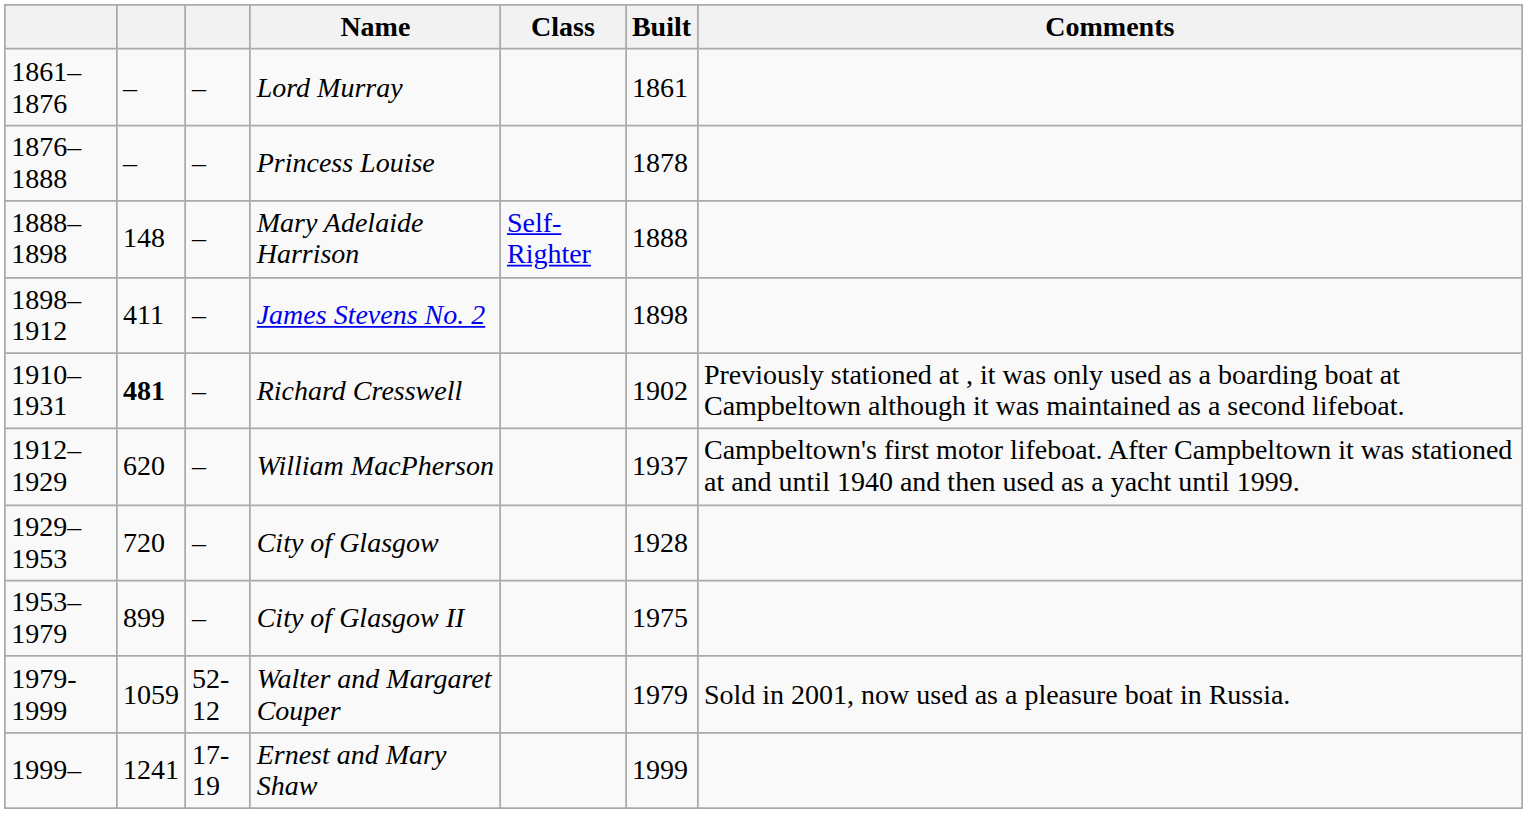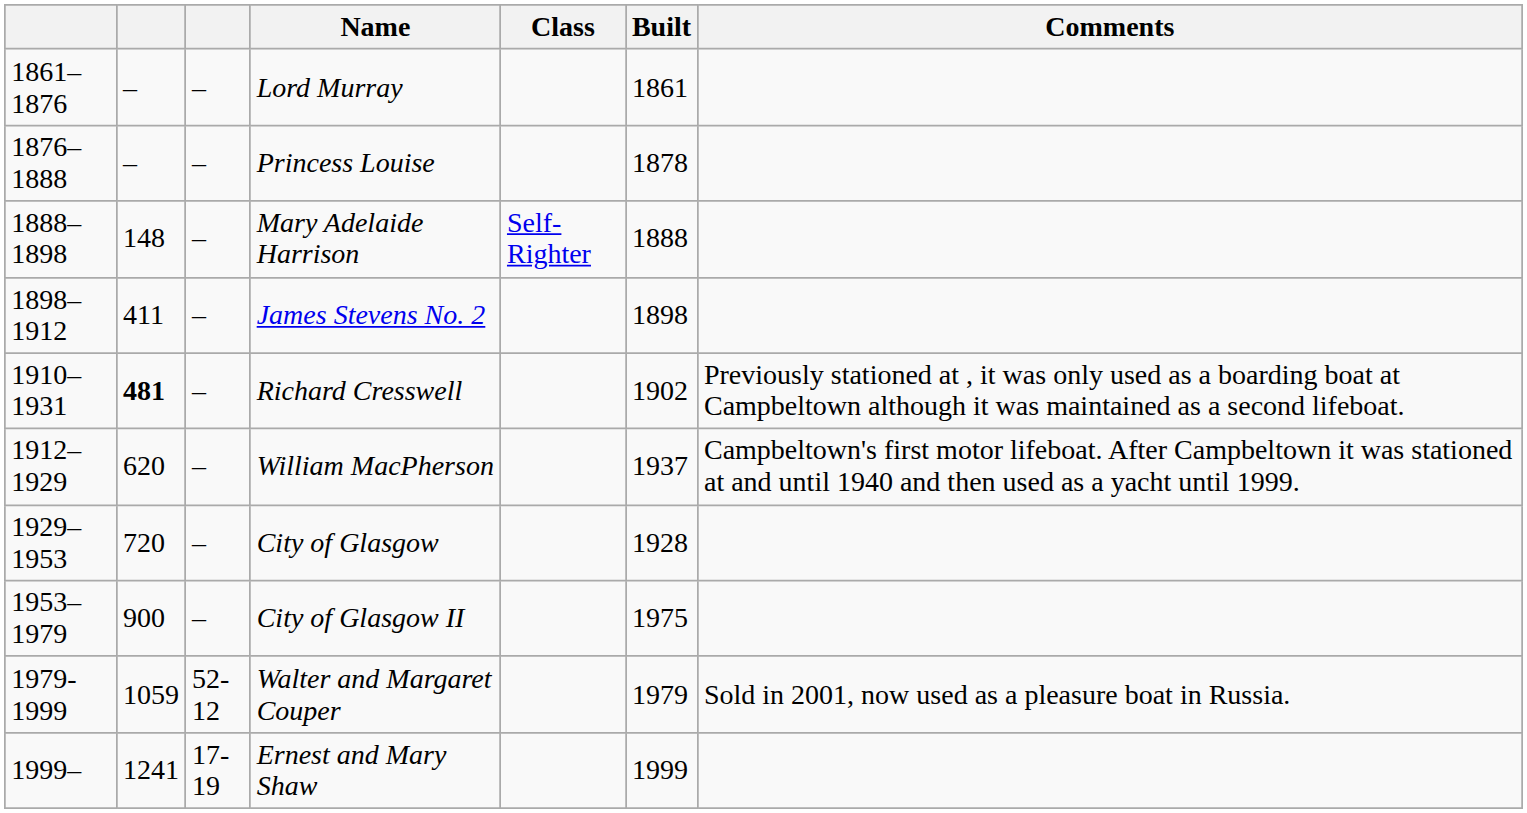(144, 618) 899 -> (144, 618) 900
